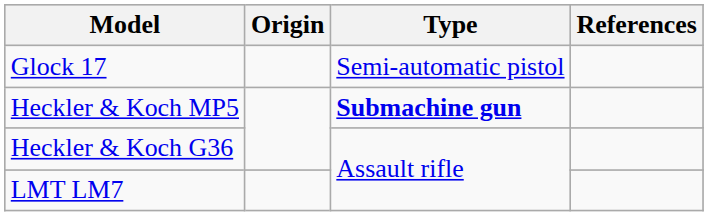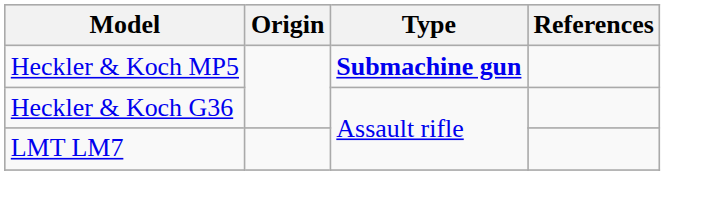- row: (59, 66)
